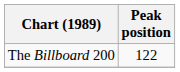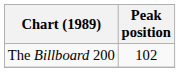(146, 55) 122 -> (146, 55) 102
